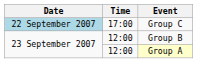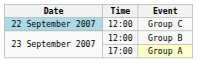(120, 24) 17:00 -> (120, 24) 12:00
(120, 51) 12:00 -> (120, 51) 17:00
